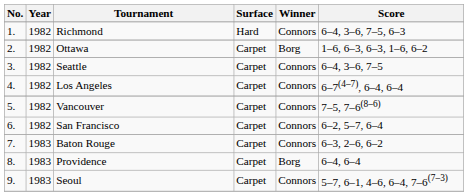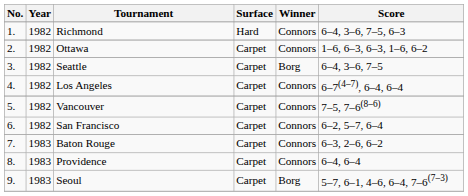(289, 48) Borg -> (297, 48) Connors
(297, 66) Connors -> (289, 66) Borg
(289, 161) Borg -> (297, 161) Connors
(297, 180) Connors -> (289, 180) Borg
